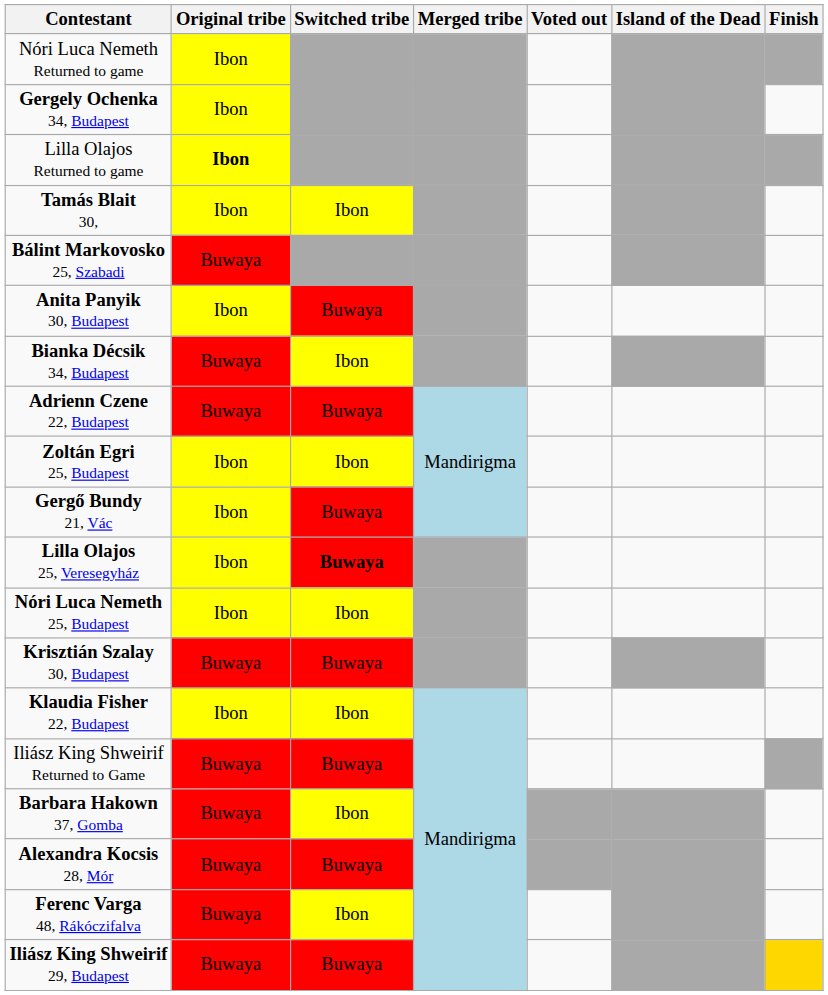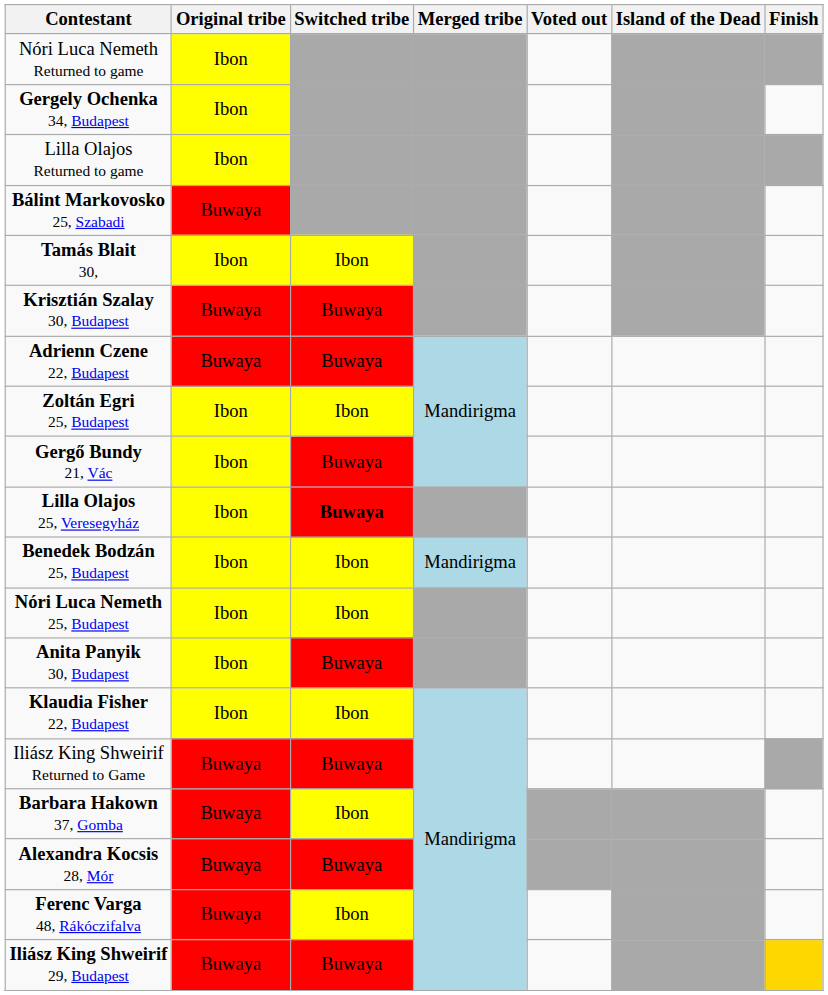(231, 159) bold -> (231, 159) normal
rows swapped: (88, 260) <-> (88, 210)
rows swapped: (88, 662) <-> (88, 310)
- row: (88, 360)
+ row: (88, 562)
